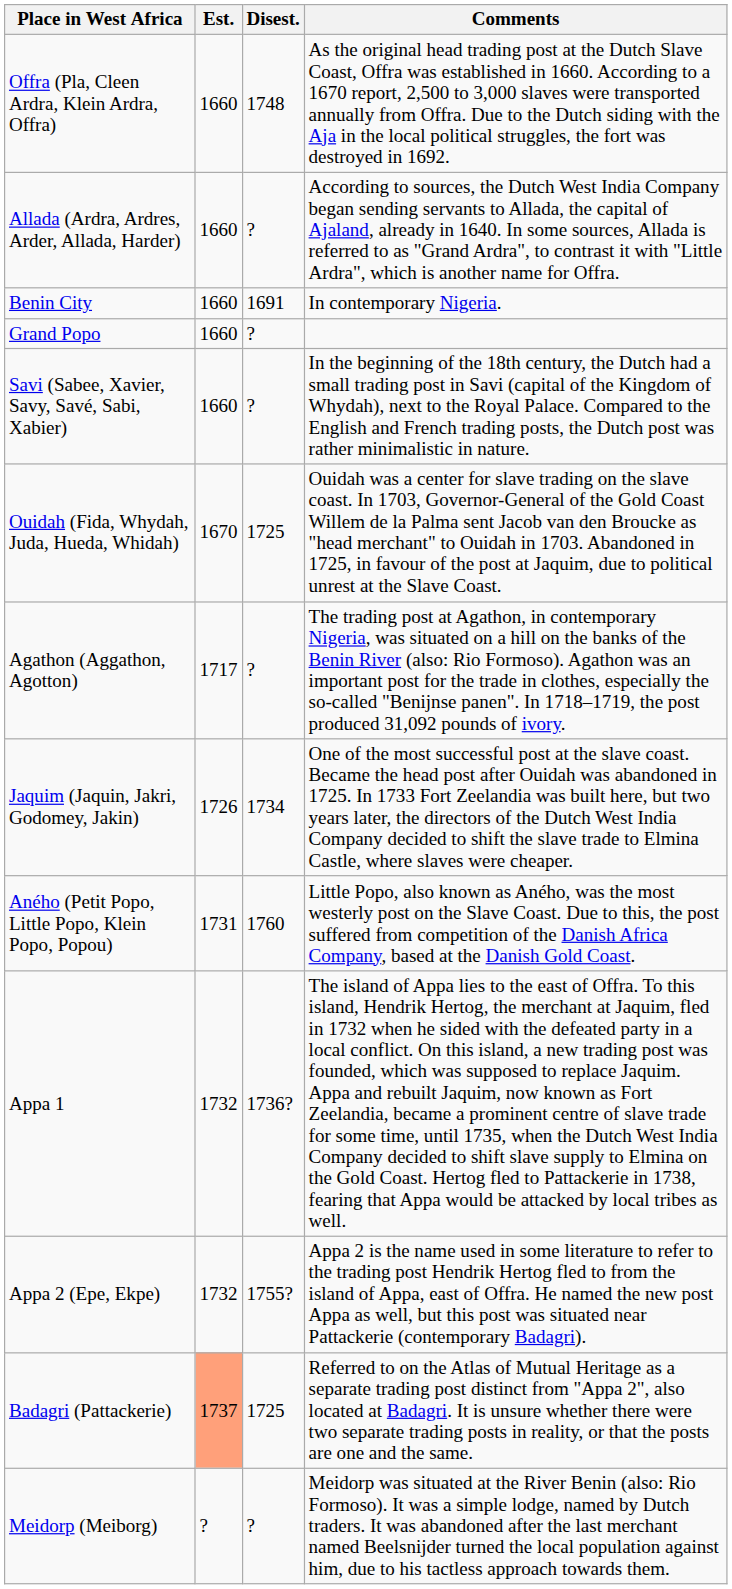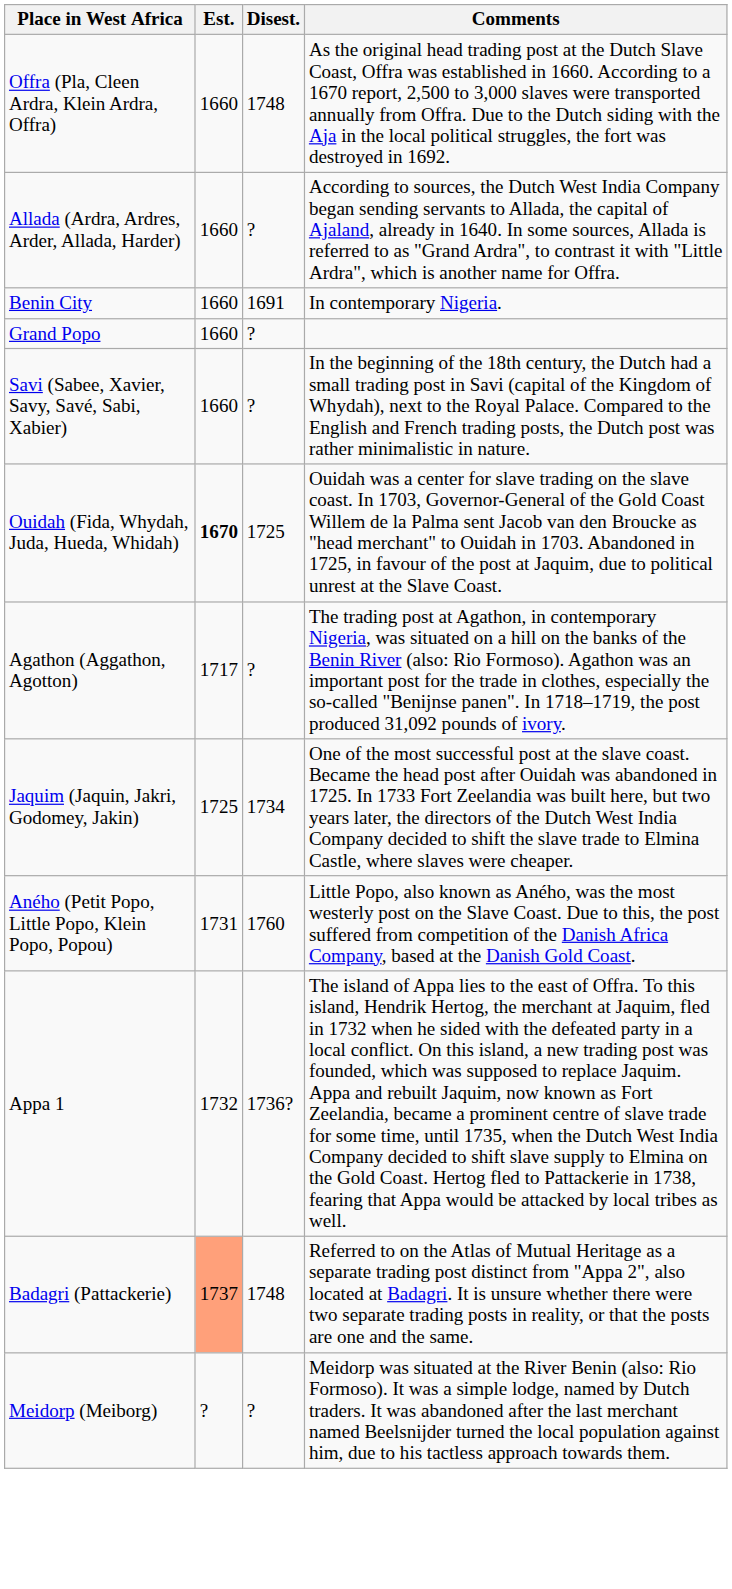(219, 532) normal -> (219, 532) bold
(219, 807) 1726 -> (219, 807) 1725
- row: (85, 1294)
(265, 1410) 1725 -> (266, 1294) 1748
